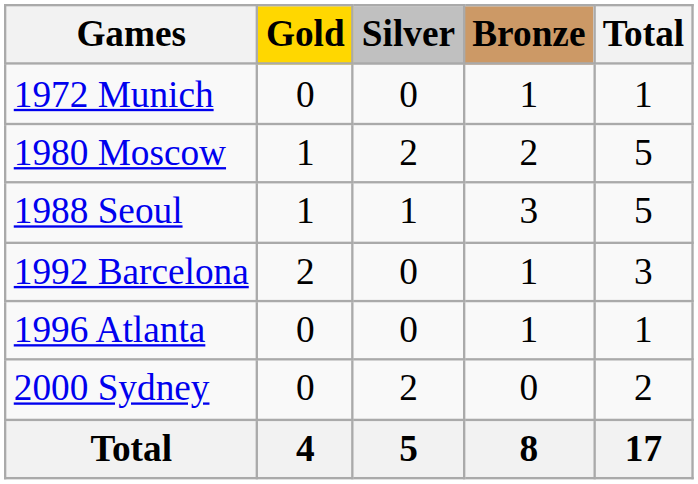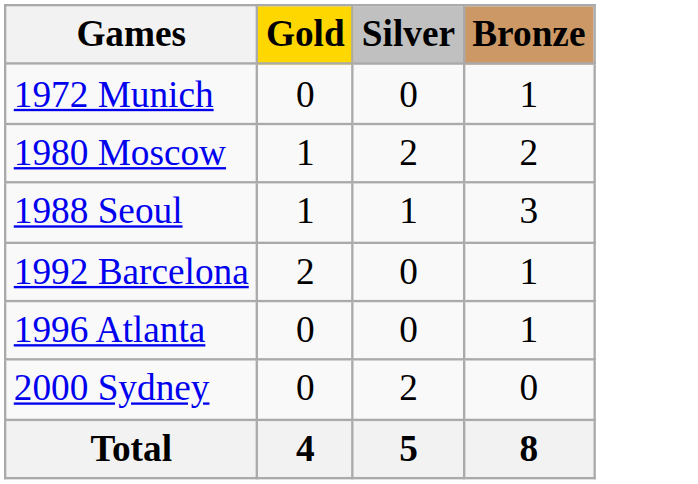- column: (643, 34)
